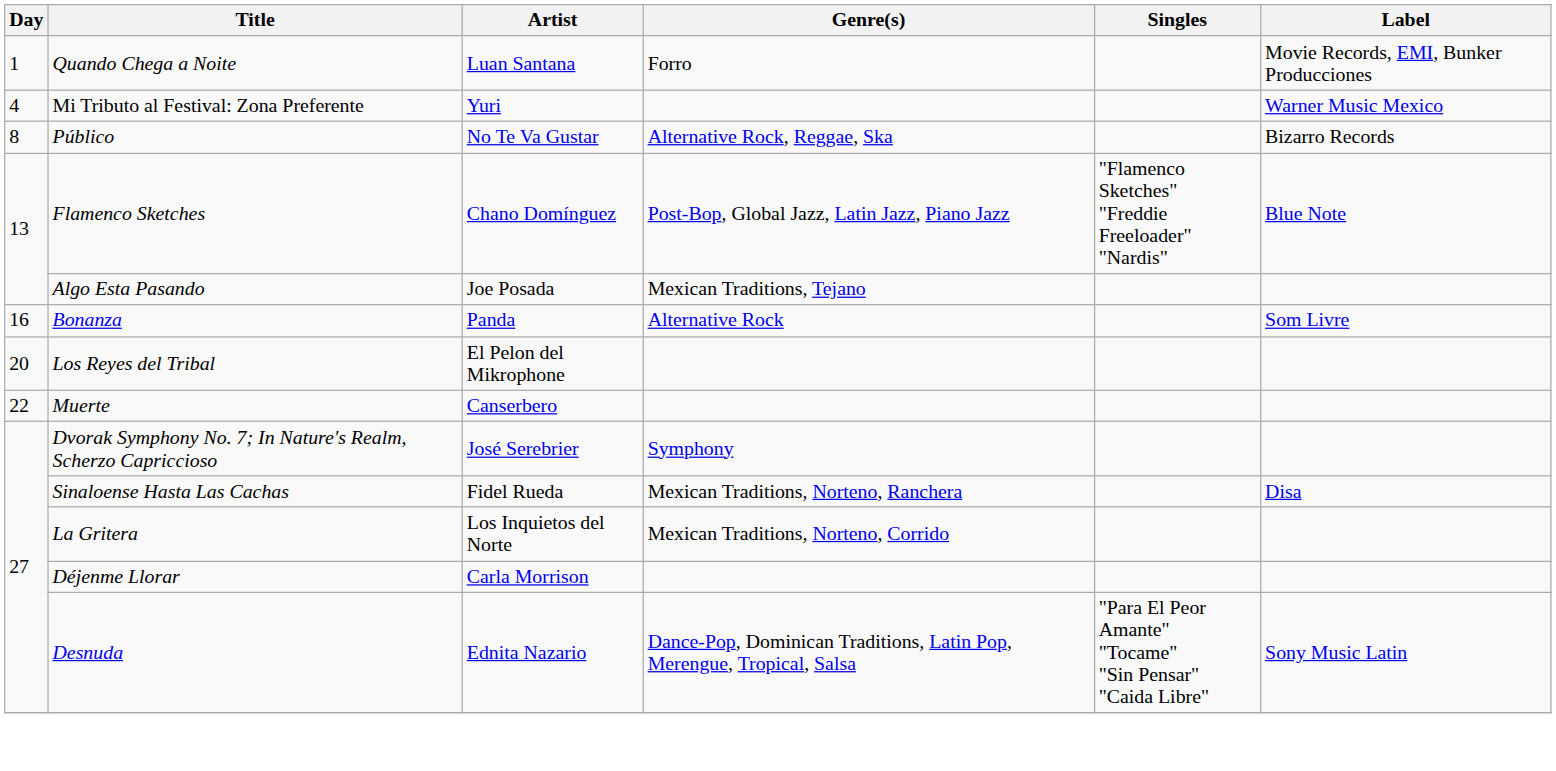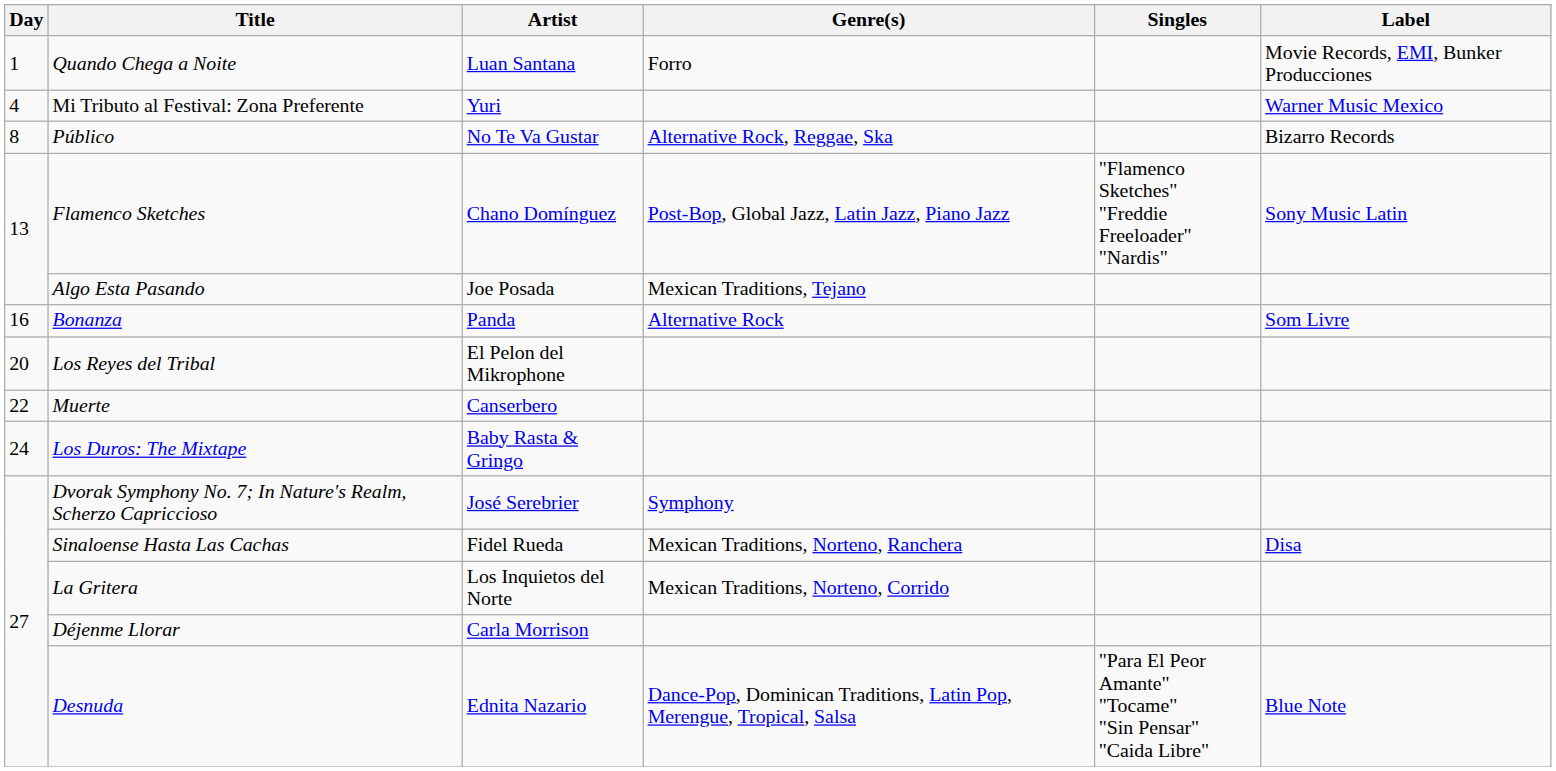(1306, 213) Blue Note -> (1336, 213) Sony Music Latin
+ row: (149, 448)
(1336, 652) Sony Music Latin -> (1306, 706) Blue Note
